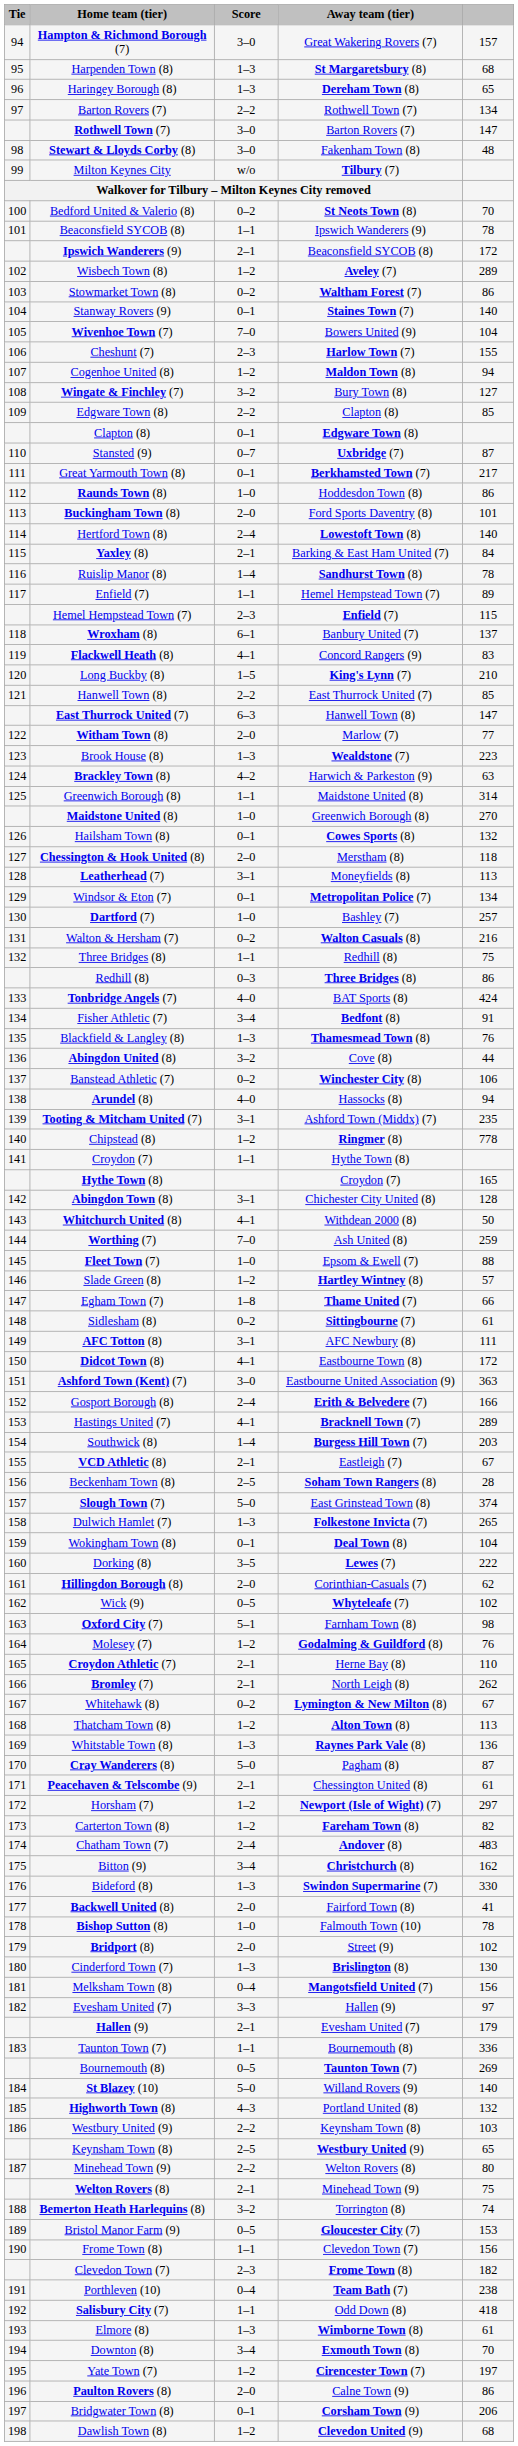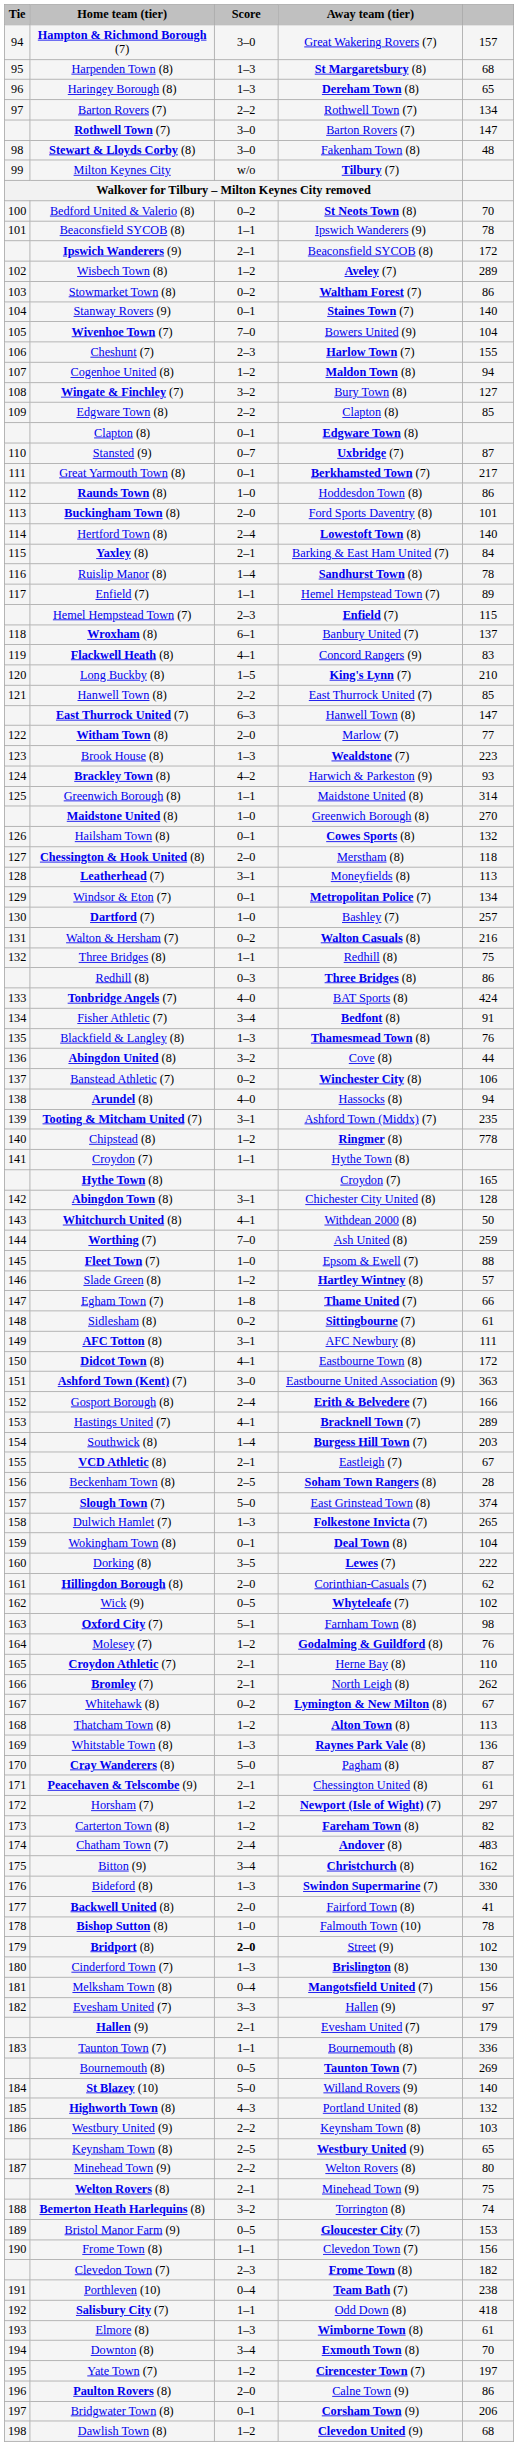(488, 776) 63 -> (488, 776) 93
(246, 1947) normal -> (246, 1947) bold
